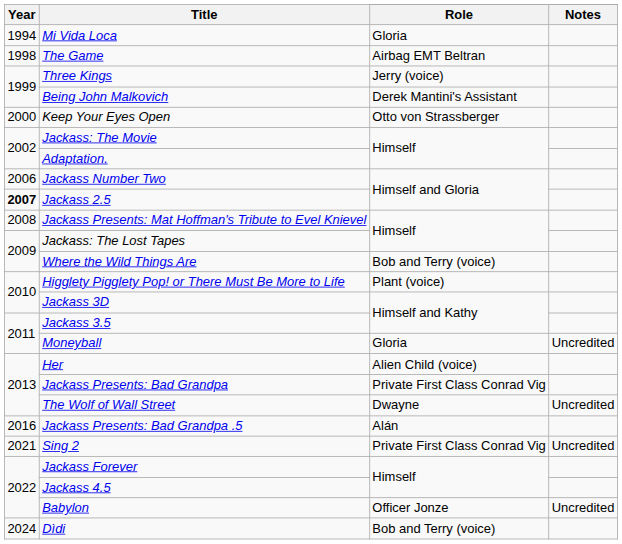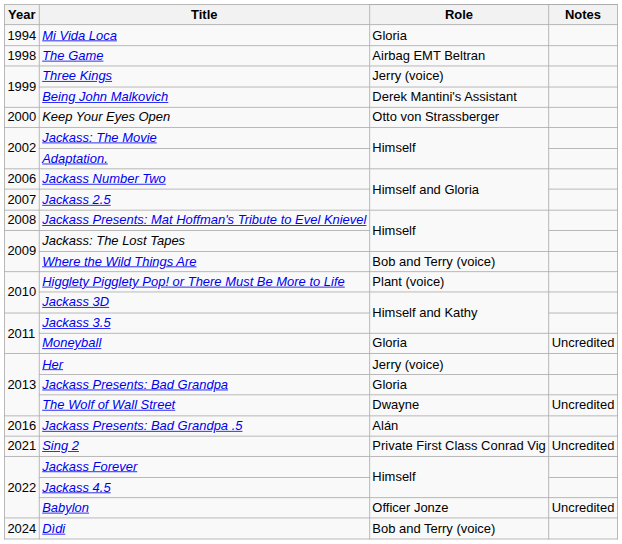(22, 199) bold -> (22, 199) normal
(425, 364) Alien Child (voice) -> (408, 364) Jerry (voice)
(459, 384) Private First Class Conrad Vig -> (390, 384) Gloria
